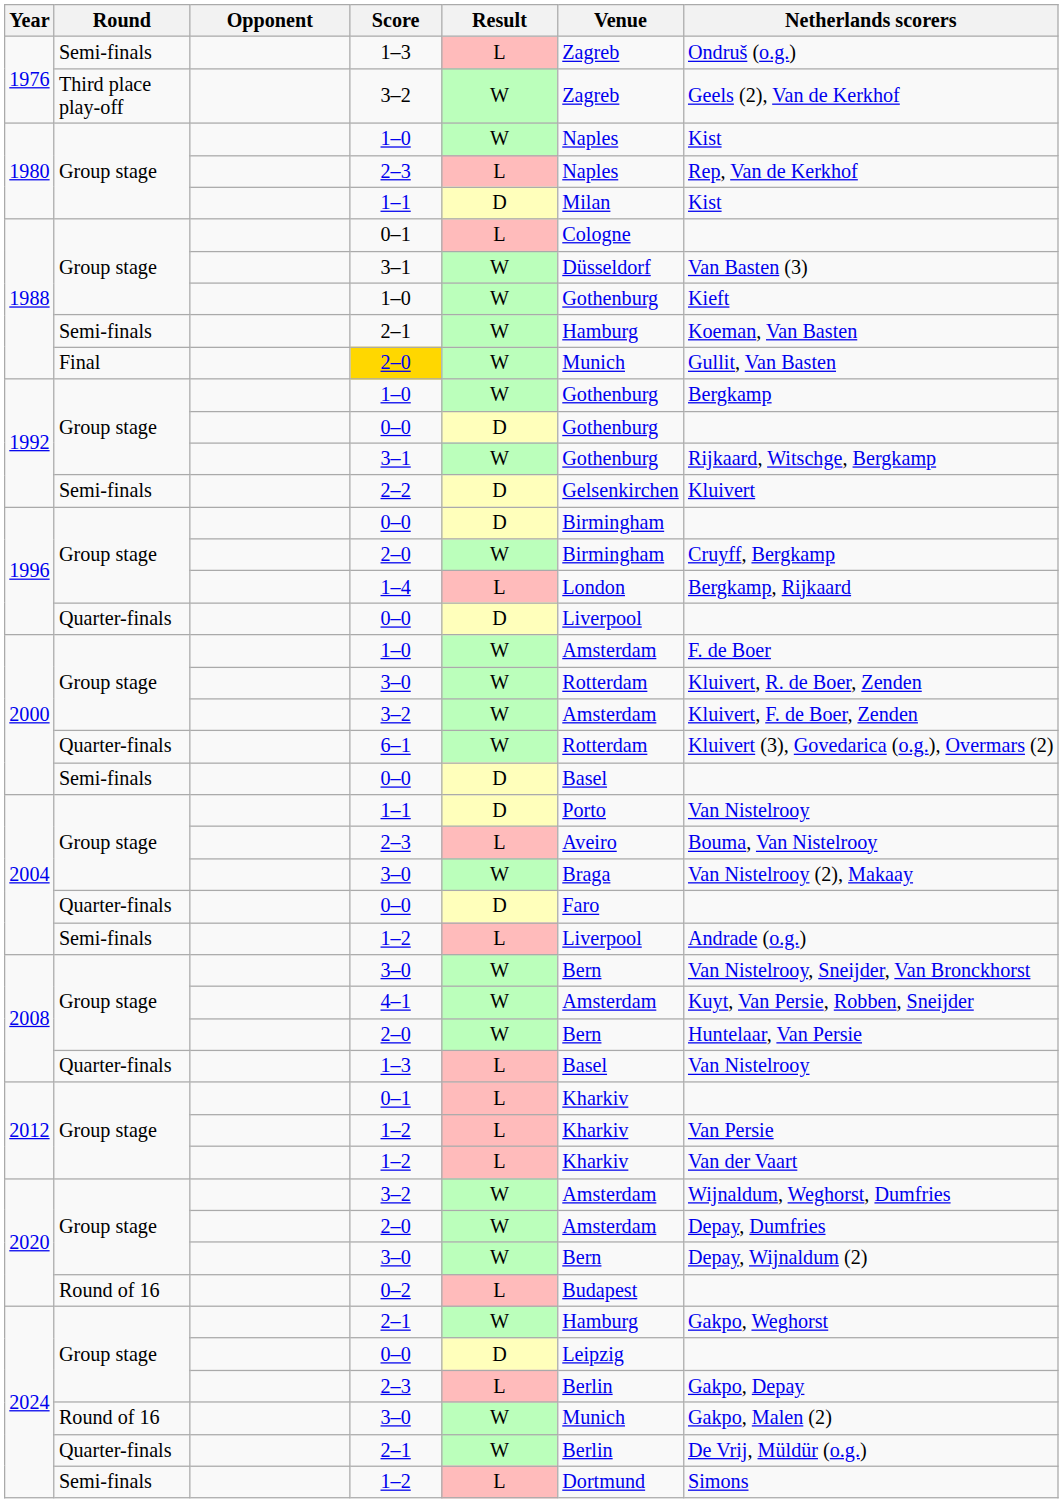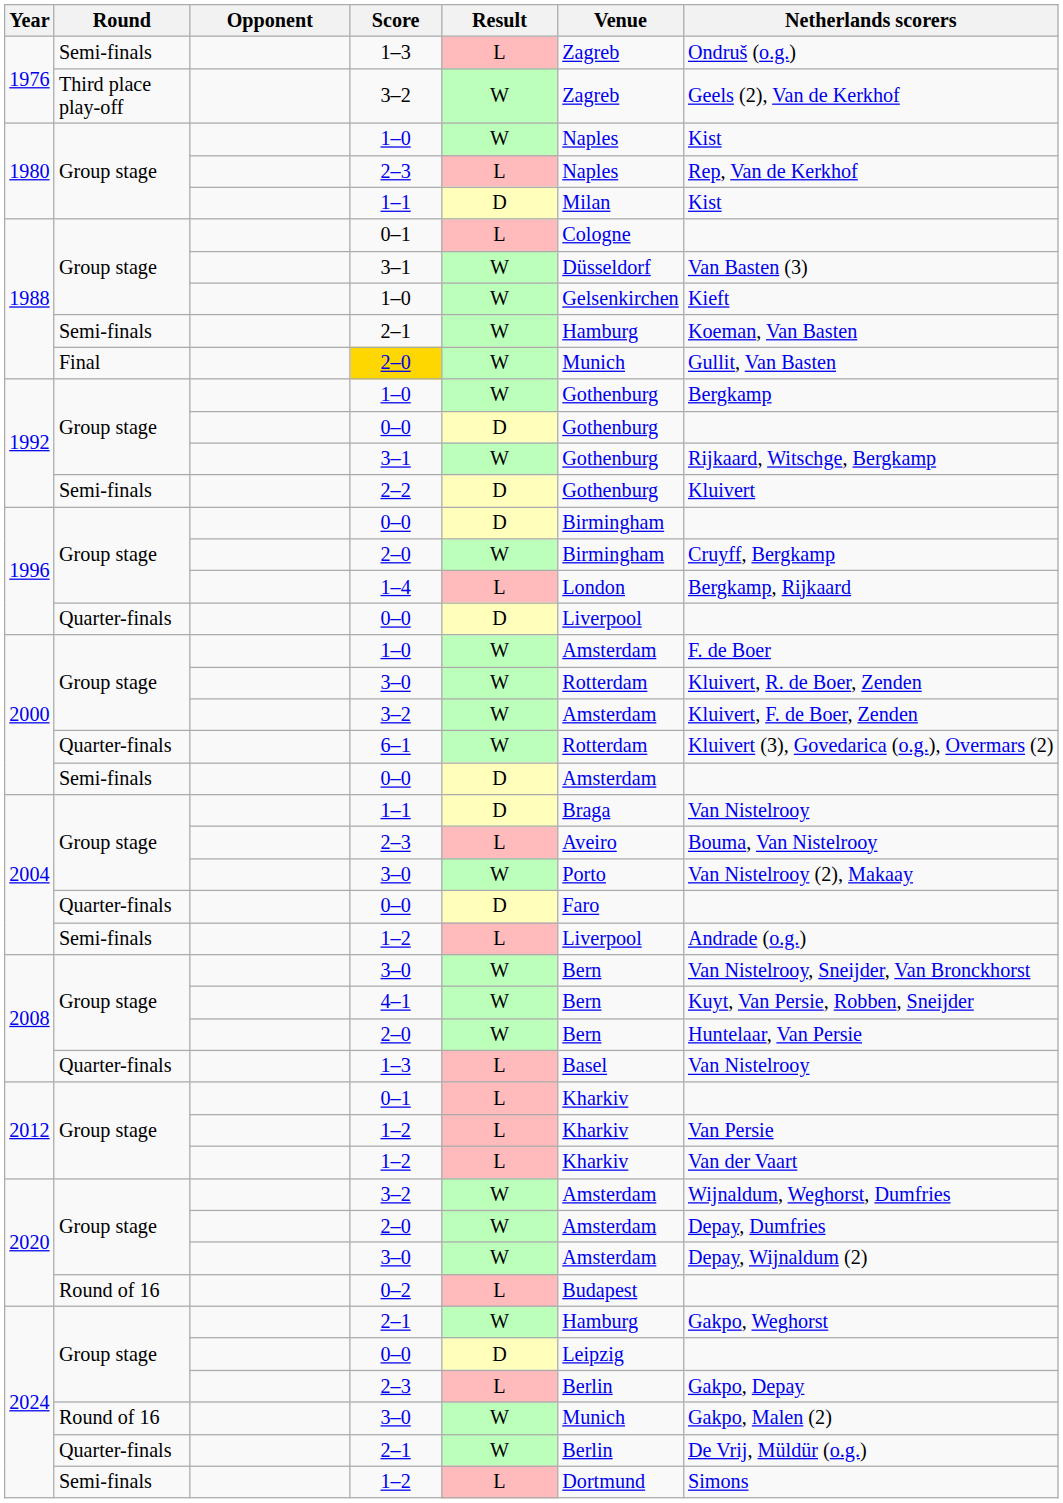(610, 298) Gothenburg -> (620, 298) Gelsenkirchen
(620, 490) Gelsenkirchen -> (610, 490) Gothenburg
(585, 778) Basel -> (609, 778) Amsterdam
(584, 810) Porto -> (586, 810) Braga
(586, 874) Braga -> (584, 874) Porto
(609, 1002) Amsterdam -> (582, 1002) Bern
(582, 1258) Bern -> (609, 1258) Amsterdam
